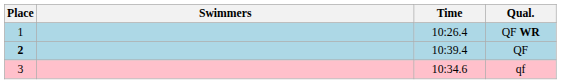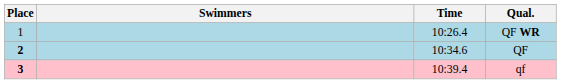(450, 50) 10:39.4 -> (450, 50) 10:34.6
(20, 69) normal -> (20, 69) bold
(450, 69) 10:34.6 -> (450, 69) 10:39.4
